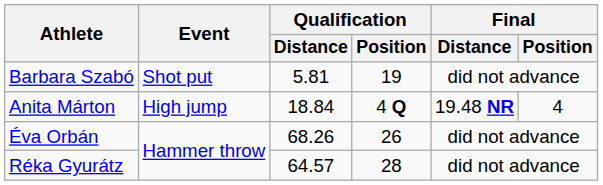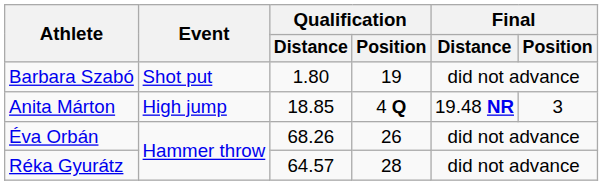(311, 77) 5.81 -> (311, 77) 1.80
(311, 107) 18.84 -> (311, 107) 18.85
(558, 107) 4 -> (558, 107) 3
